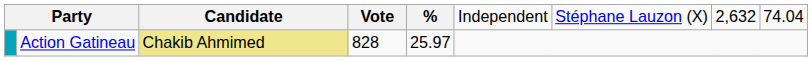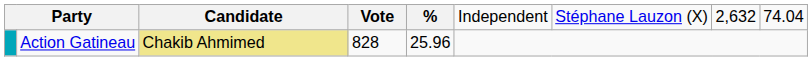(430, 42) 25.97 -> (430, 42) 25.96
